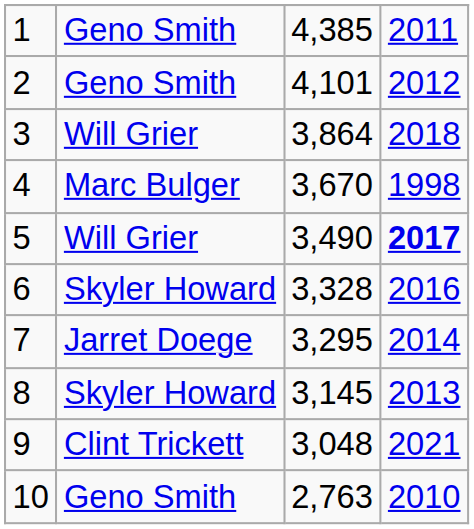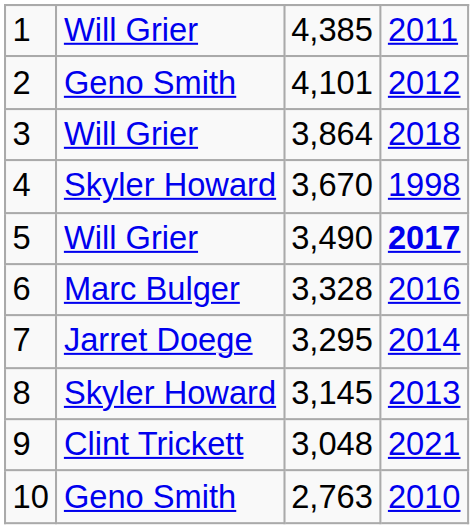(150, 30) Geno Smith -> (131, 30) Will Grier
(152, 185) Marc Bulger -> (170, 185) Skyler Howard
(170, 289) Skyler Howard -> (152, 289) Marc Bulger
